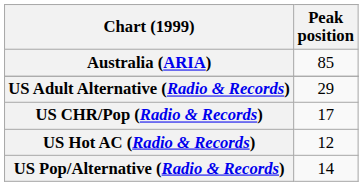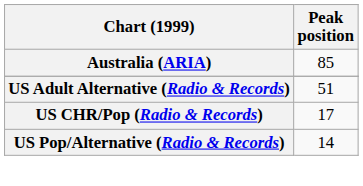(326, 89) 29 -> (326, 89) 51
- row: (149, 141)
